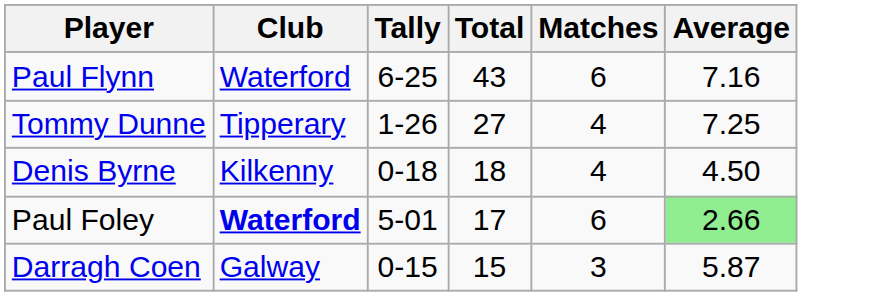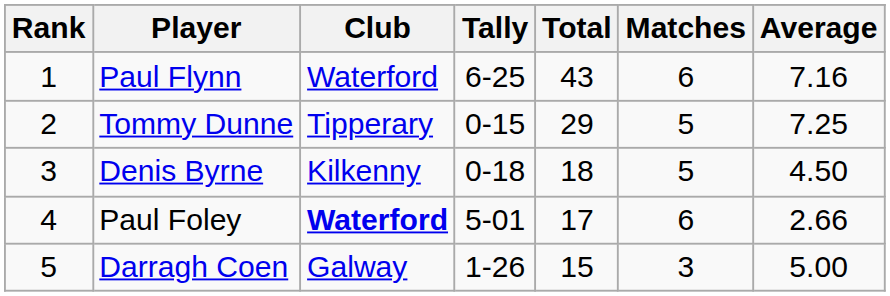+ column: (49, 28)
(408, 123) 1-26 -> (495, 123) 0-15
(489, 123) 27 -> (577, 123) 29
(598, 123) 4 -> (686, 123) 5
(598, 171) 4 -> (686, 171) 5
(731, 219) lightgreen background -> (819, 219) no background
(408, 266) 0-15 -> (495, 266) 1-26
(731, 266) 5.87 -> (819, 266) 5.00
